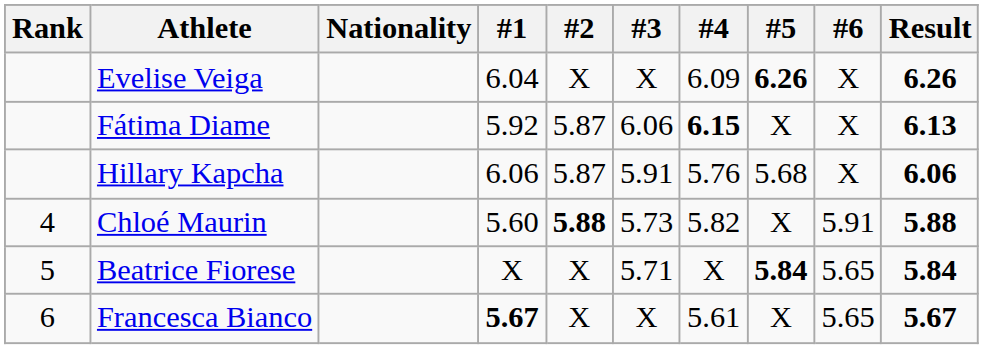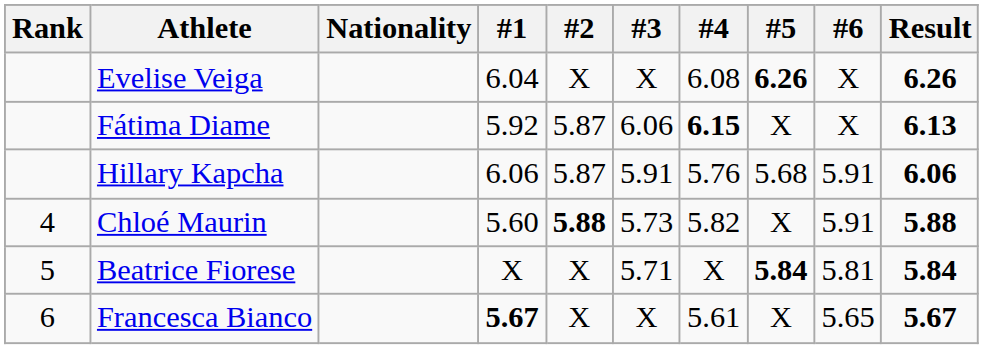(714, 76) 6.09 -> (714, 76) 6.08
(848, 173) X -> (848, 173) 5.91
(848, 269) 5.65 -> (848, 269) 5.81
